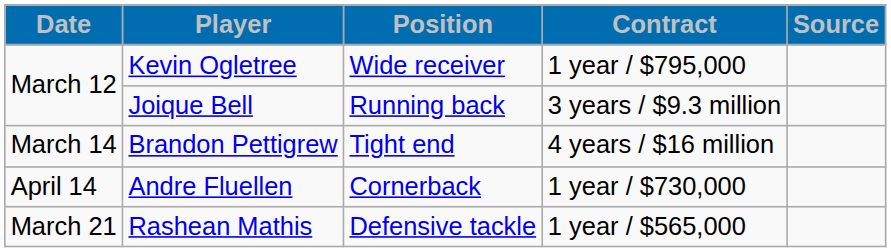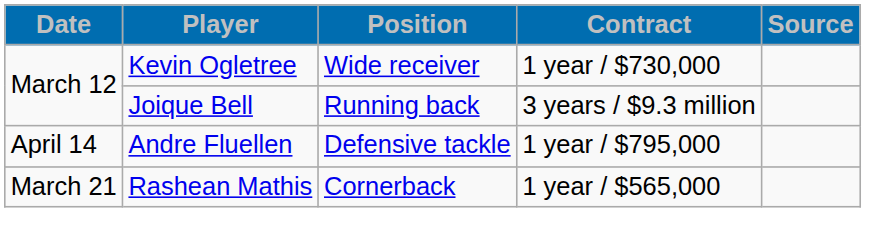(647, 65) 1 year / $795,000 -> (621, 65) 1 year / $730,000
- row: (233, 145)
(415, 186) Cornerback -> (417, 145) Defensive tackle
(647, 186) 1 year / $730,000 -> (621, 145) 1 year / $795,000
(443, 226) Defensive tackle -> (390, 186) Cornerback
